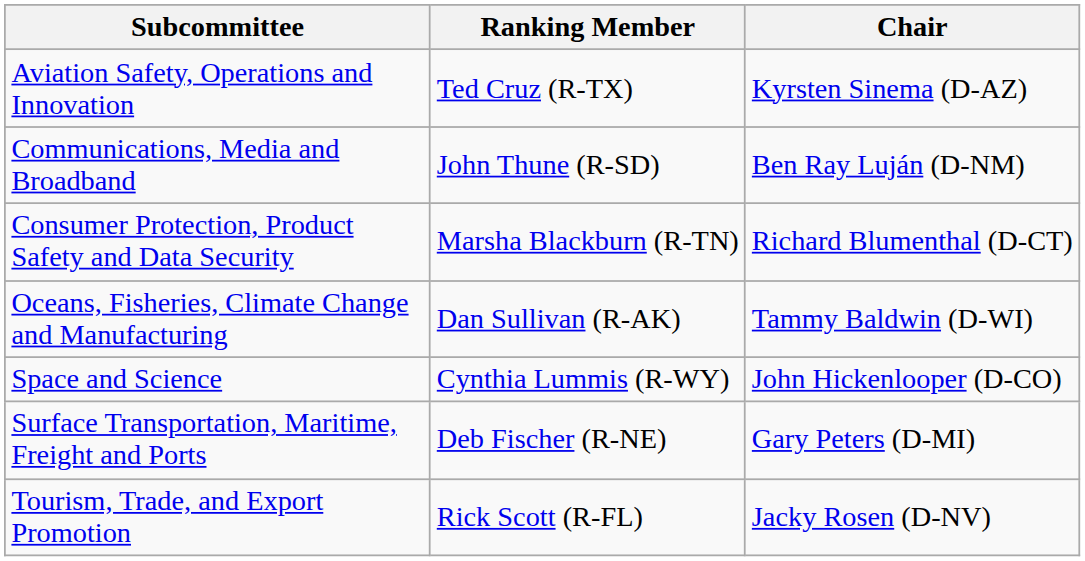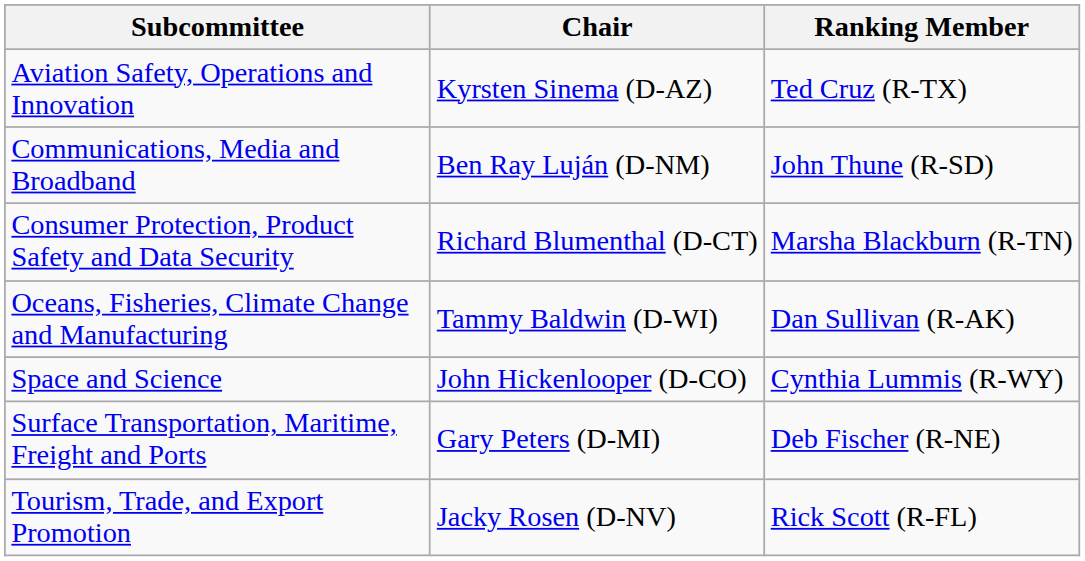columns swapped: (912, 26) <-> (588, 26)
